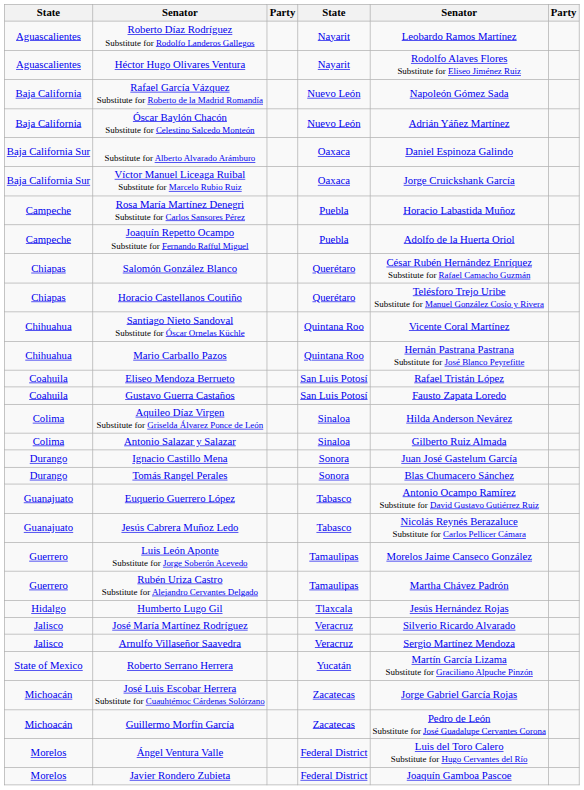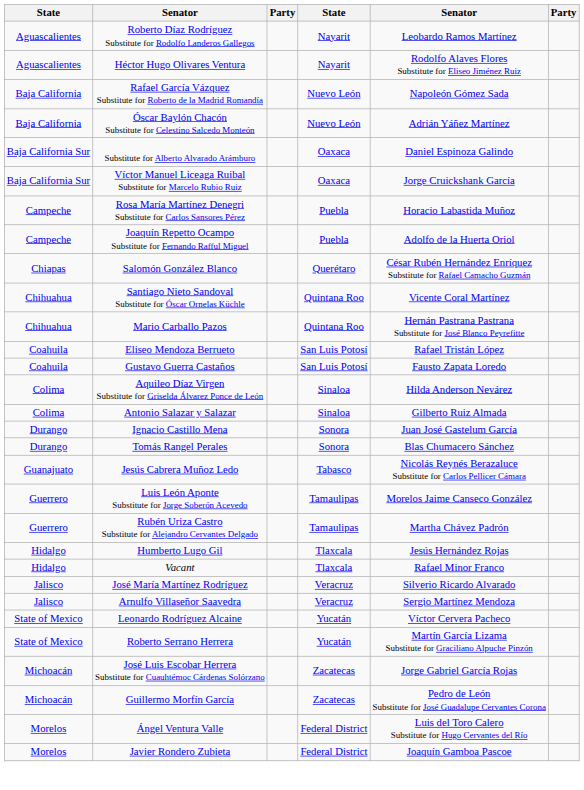- row: (180, 297)
- row: (180, 498)
+ row: (180, 567)
+ row: (180, 618)
